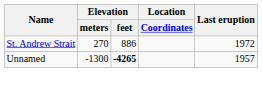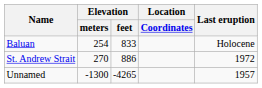+ row: (21, 43)
(125, 59) bold -> (125, 75) normal
